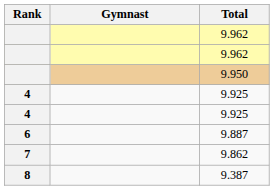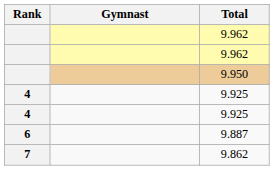- row: (27, 175)
